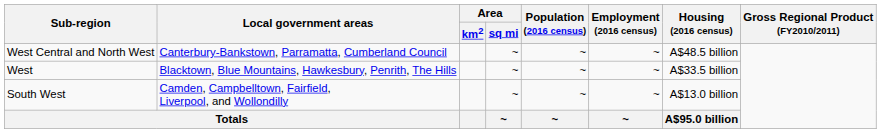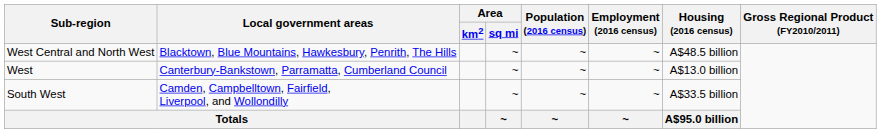(303, 52) Canterbury-Bankstown, Parramatta, Cumberland Council -> (308, 52) Blacktown, Blue Mountains, Hawkesbury, Penrith, The Hills
(308, 70) Blacktown, Blue Mountains, Hawkesbury, Penrith, The Hills -> (303, 70) Canterbury-Bankstown, Parramatta, Cumberland Council
(704, 70) A$33.5 billion -> (704, 70) A$13.0 billion
(704, 95) A$13.0 billion -> (704, 95) A$33.5 billion
